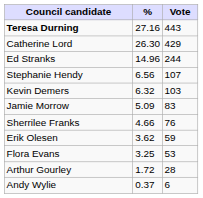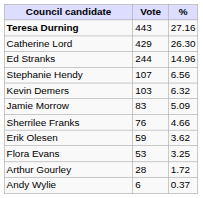columns swapped: (180, 12) <-> (148, 12)
